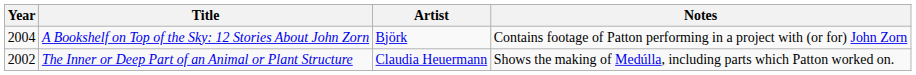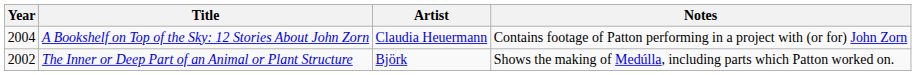(391, 37) Björk -> (431, 37) Claudia Heuermann
(431, 59) Claudia Heuermann -> (391, 59) Björk
